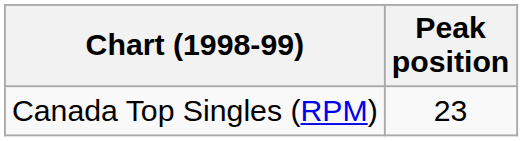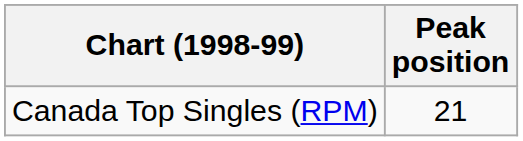(451, 110) 23 -> (451, 110) 21
